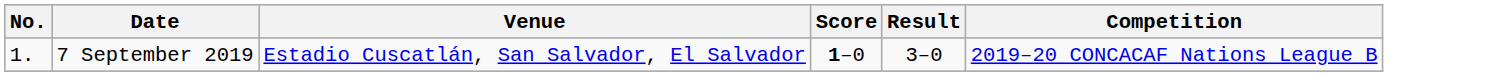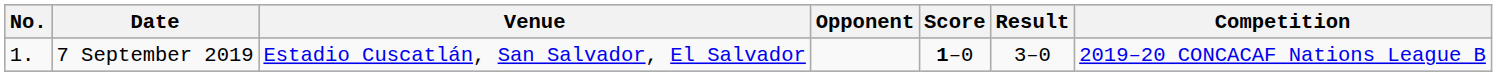+ column: (865, 22)
